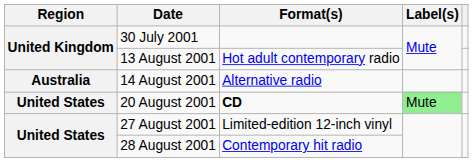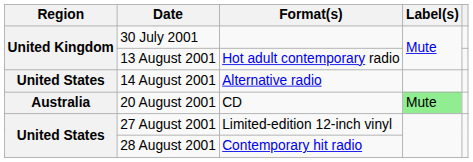(61, 80) Australia -> (61, 80) United States
(61, 102) United States -> (61, 102) Australia
(232, 102) bold -> (232, 102) normal
